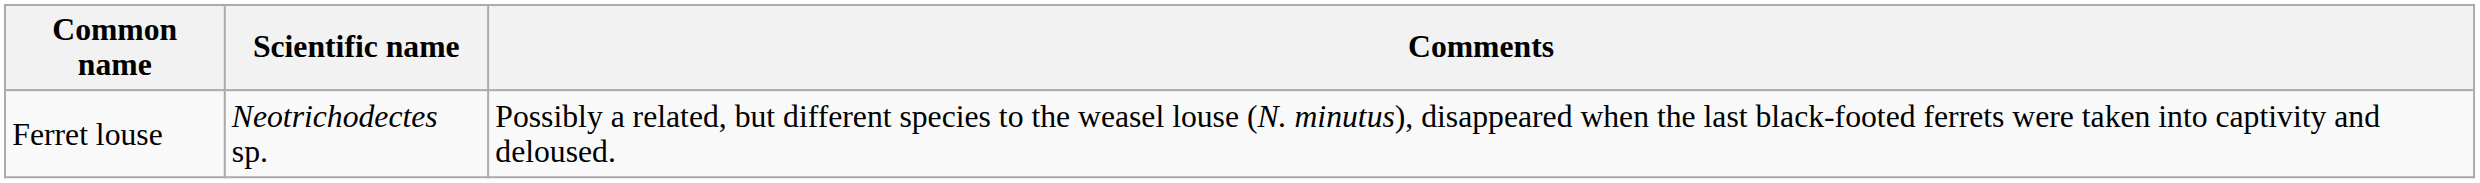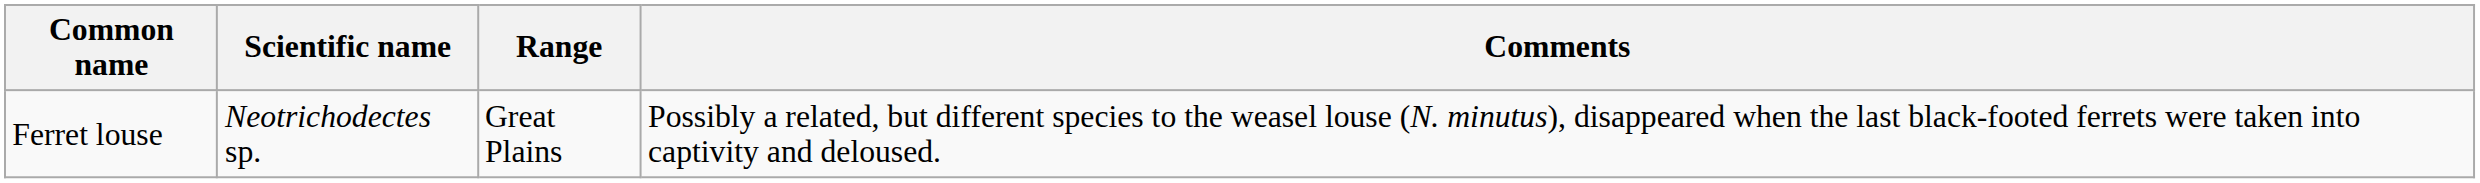+ column: (559, 47)
